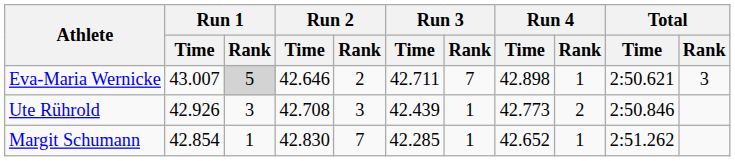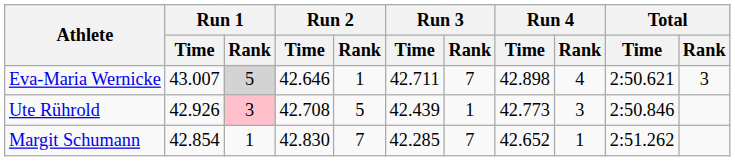(360, 80) 2 -> (360, 80) 1
(580, 80) 1 -> (580, 80) 4
(250, 110) no background -> (250, 110) pink background
(360, 110) 3 -> (360, 110) 5
(580, 110) 2 -> (580, 110) 3
(470, 140) 1 -> (470, 140) 7
